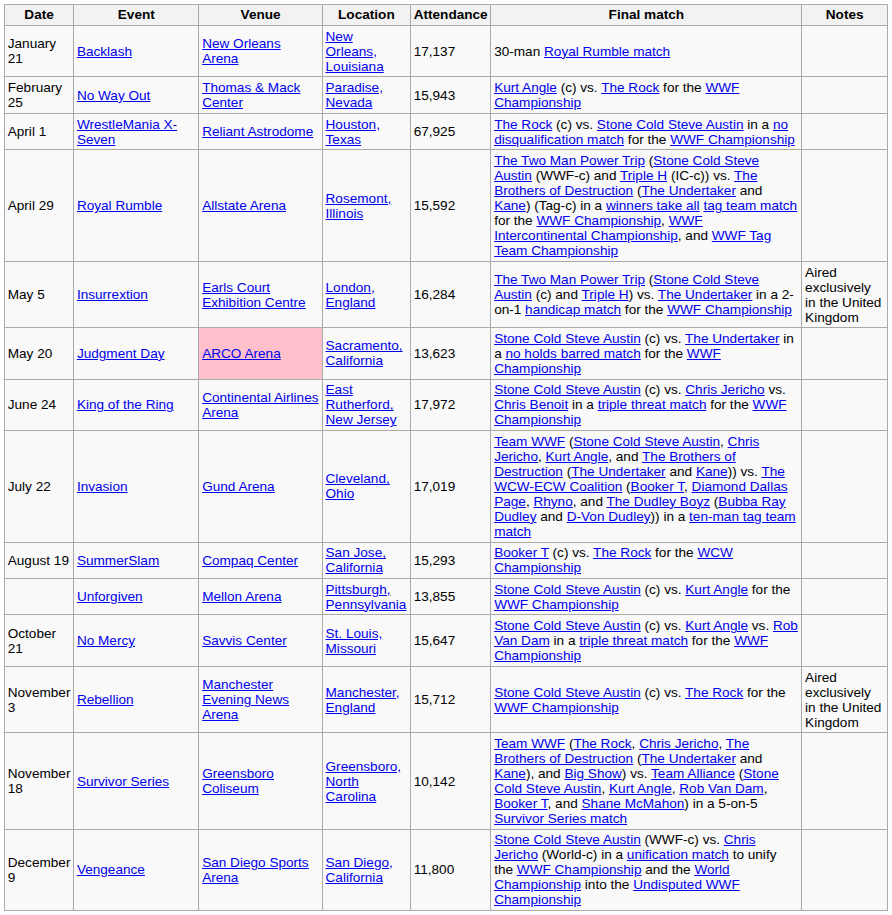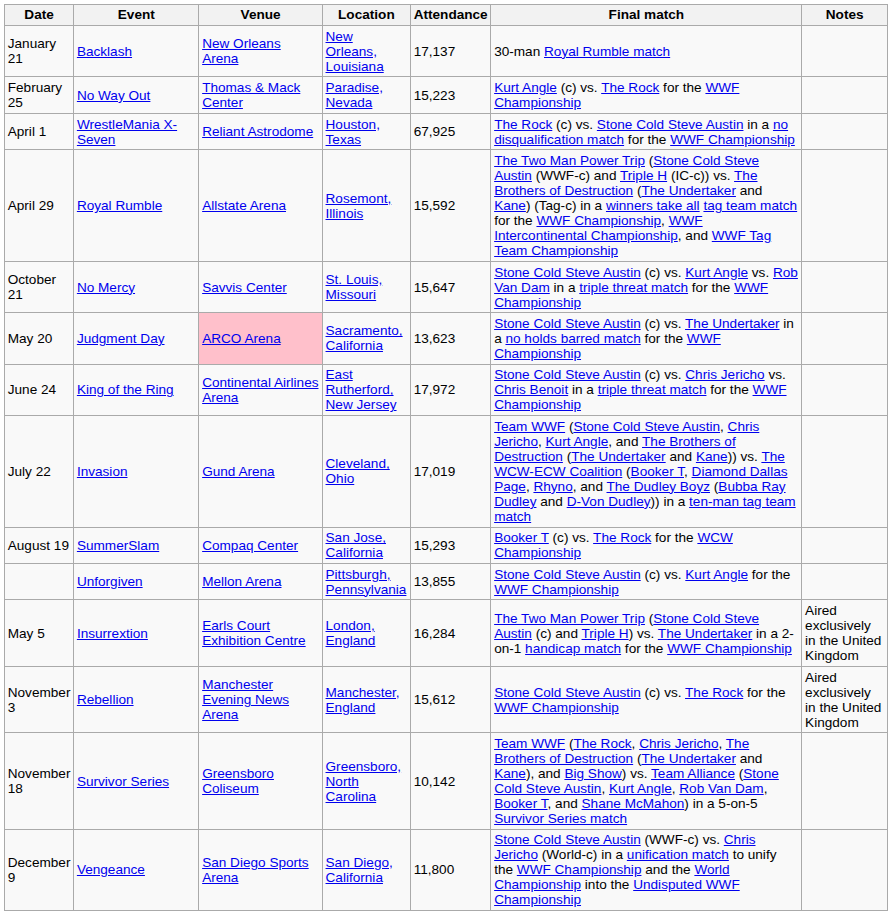(434, 95) 15,943 -> (434, 95) 15,223
rows swapped: (26, 294) <-> (32, 641)
(434, 700) 15,712 -> (434, 700) 15,612
